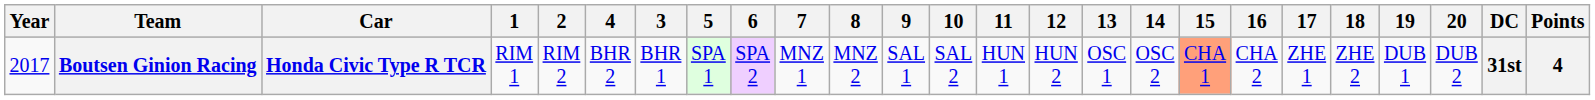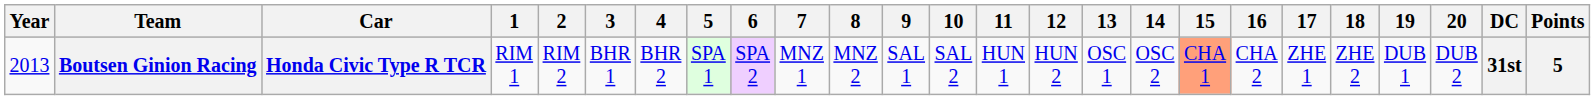columns swapped: (661, 20) <-> (610, 20)
(29, 65) 2017 -> (29, 65) 2013
(1558, 65) 4 -> (1558, 65) 5
